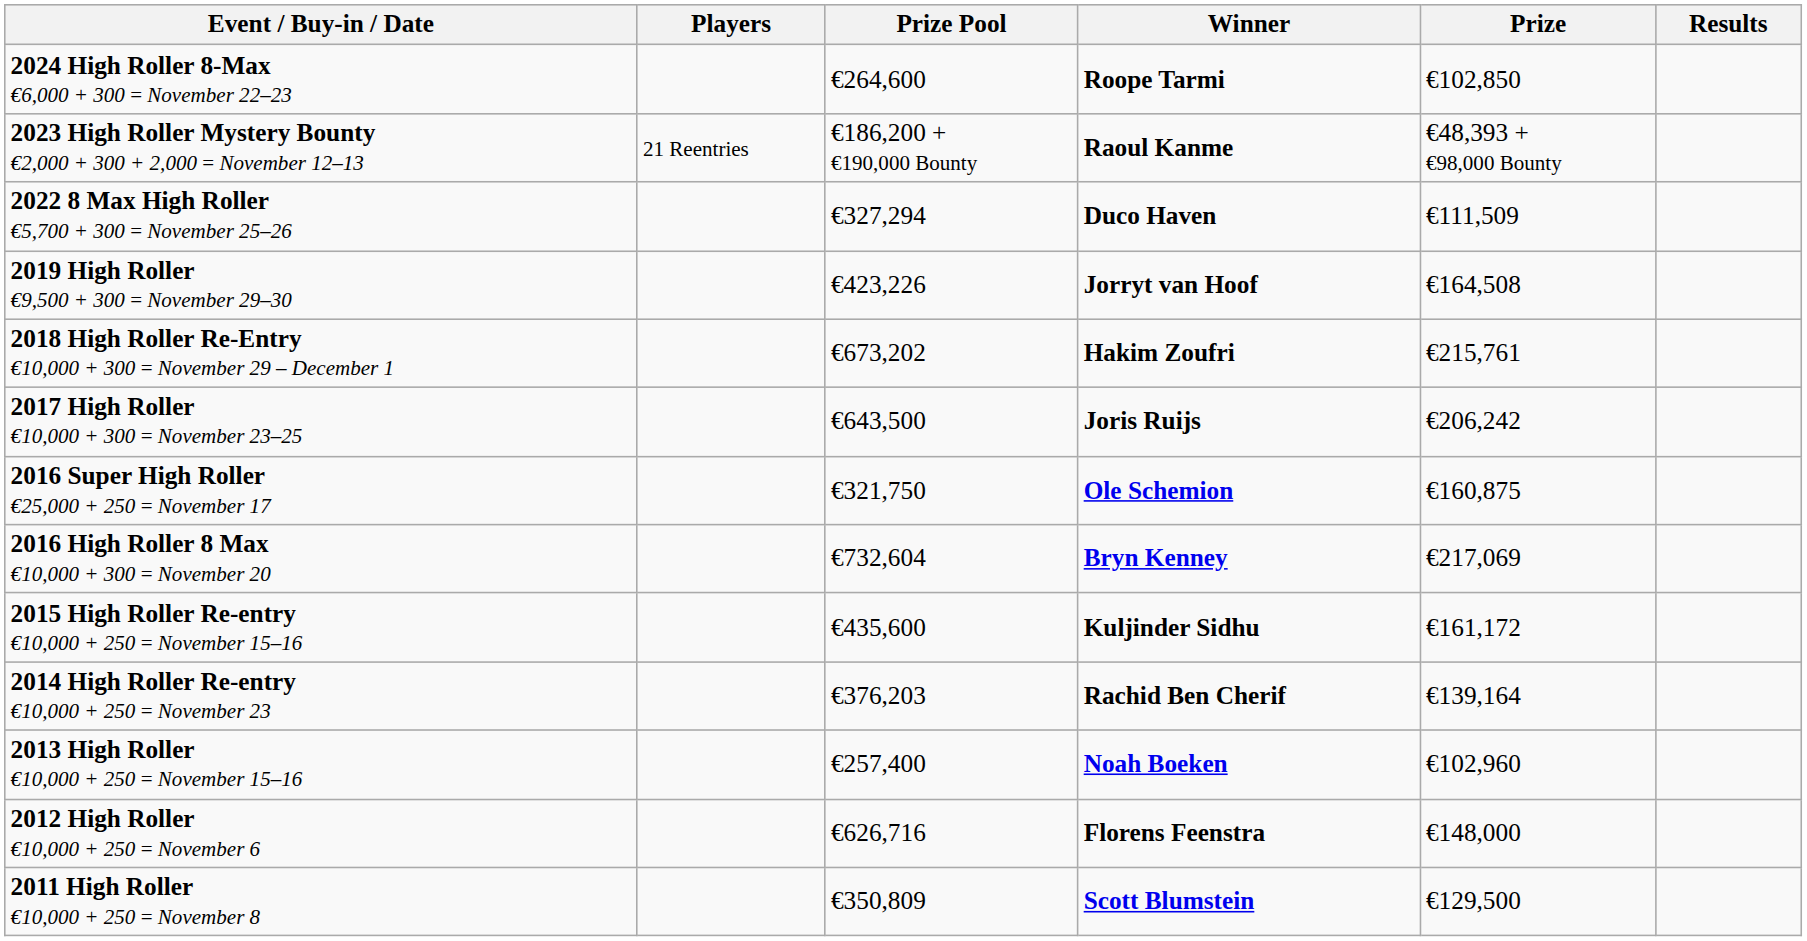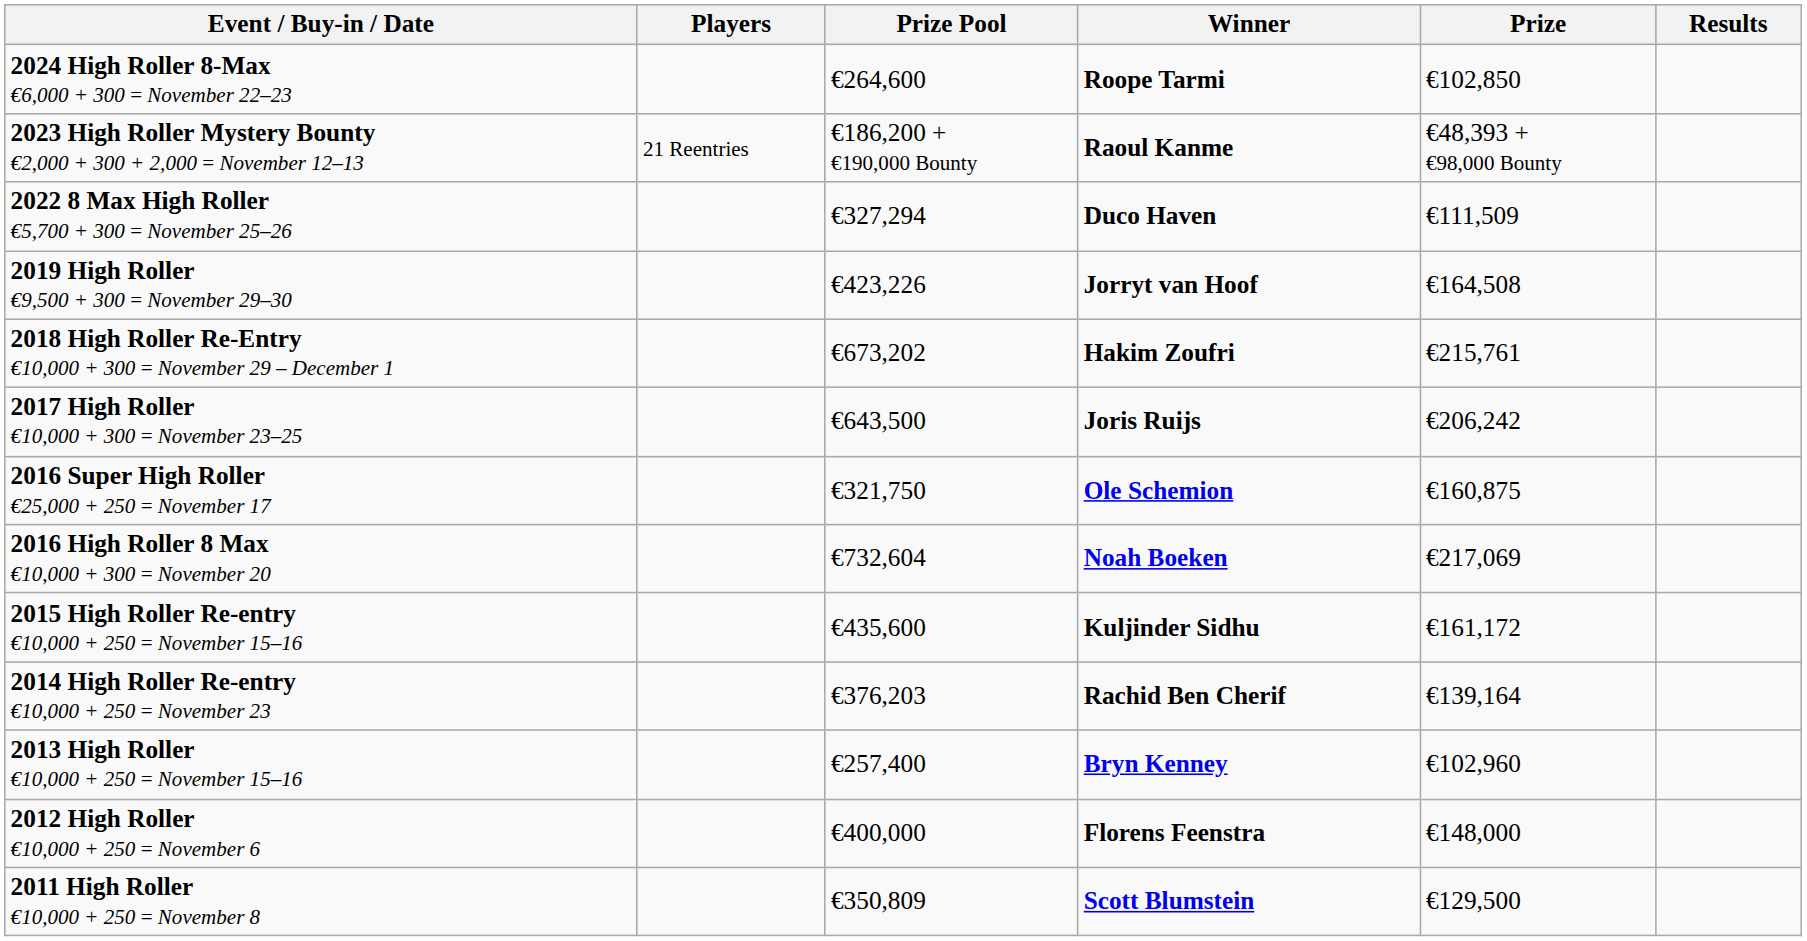(1156, 558) Bryn Kenney -> (1156, 558) Noah Boeken
(1156, 764) Noah Boeken -> (1156, 764) Bryn Kenney
(878, 832) €626,716 -> (878, 832) €400,000
